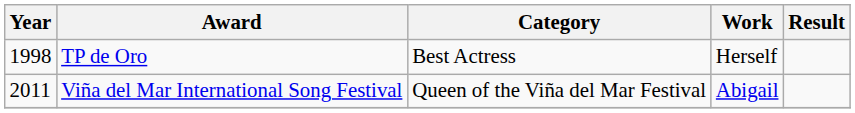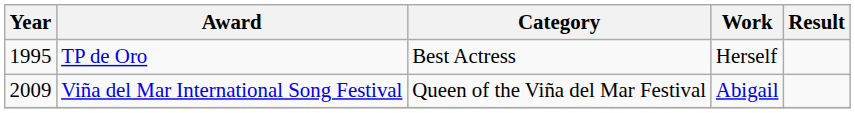(30, 56) 1998 -> (30, 56) 1995
(30, 90) 2011 -> (30, 90) 2009
